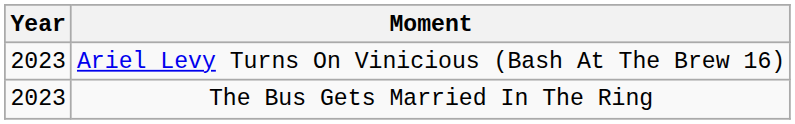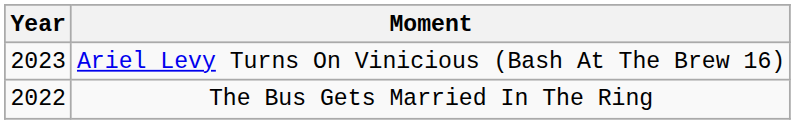(38, 99) 2023 -> (38, 99) 2022
